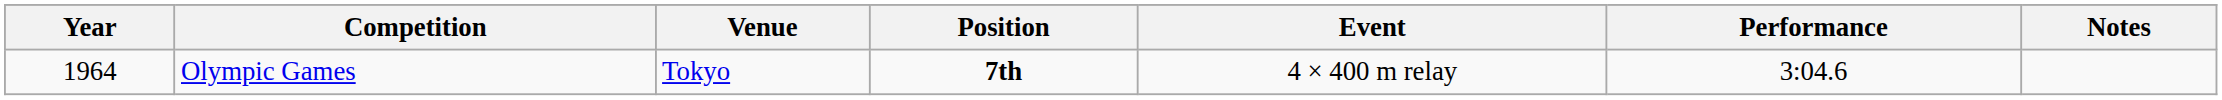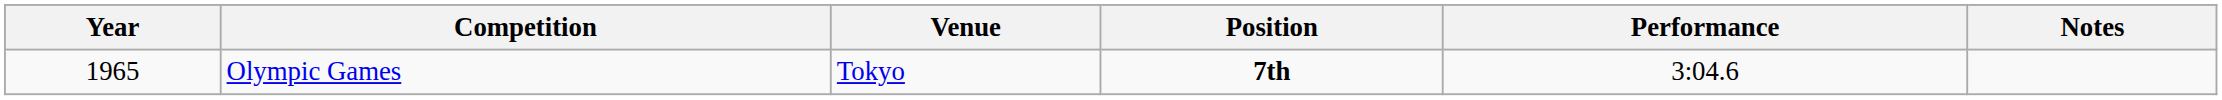- column: (1372, 26)
(90, 71) 1964 -> (113, 71) 1965
